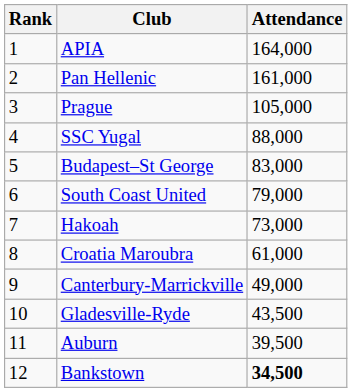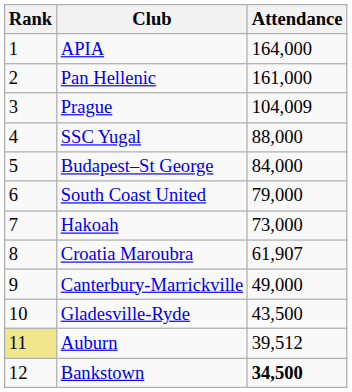(282, 107) 105,000 -> (282, 107) 104,009
(277, 166) 83,000 -> (277, 166) 84,000
(277, 254) 61,000 -> (277, 254) 61,907
(18, 343) no background -> (18, 343) khaki background
(277, 343) 39,500 -> (277, 343) 39,512
